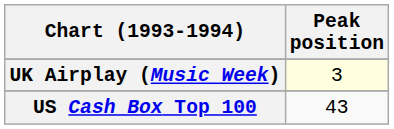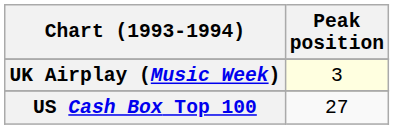(337, 107) 43 -> (337, 107) 27
